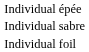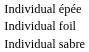rows swapped: (40, 43) <-> (45, 26)
